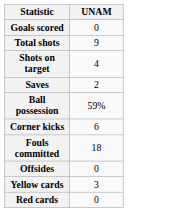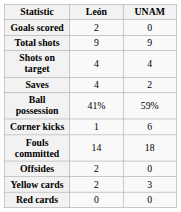+ column: (96, 12)
